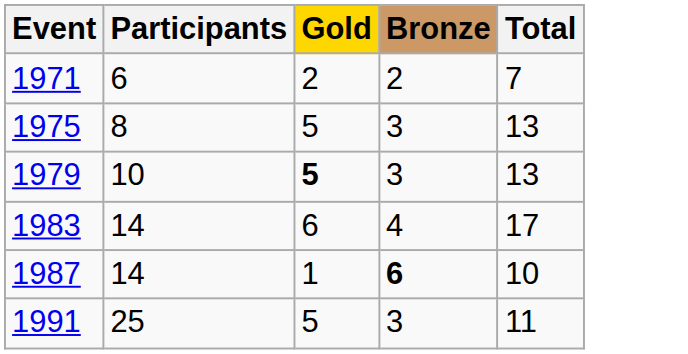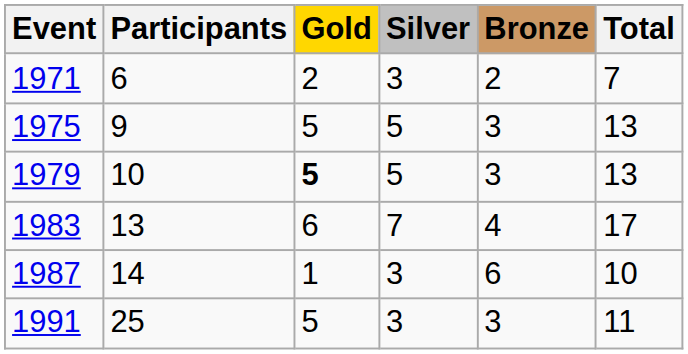+ column: (428, 28)
(119, 126) 8 -> (119, 126) 9
(128, 224) 14 -> (128, 224) 13
(395, 273) bold -> (493, 273) normal
